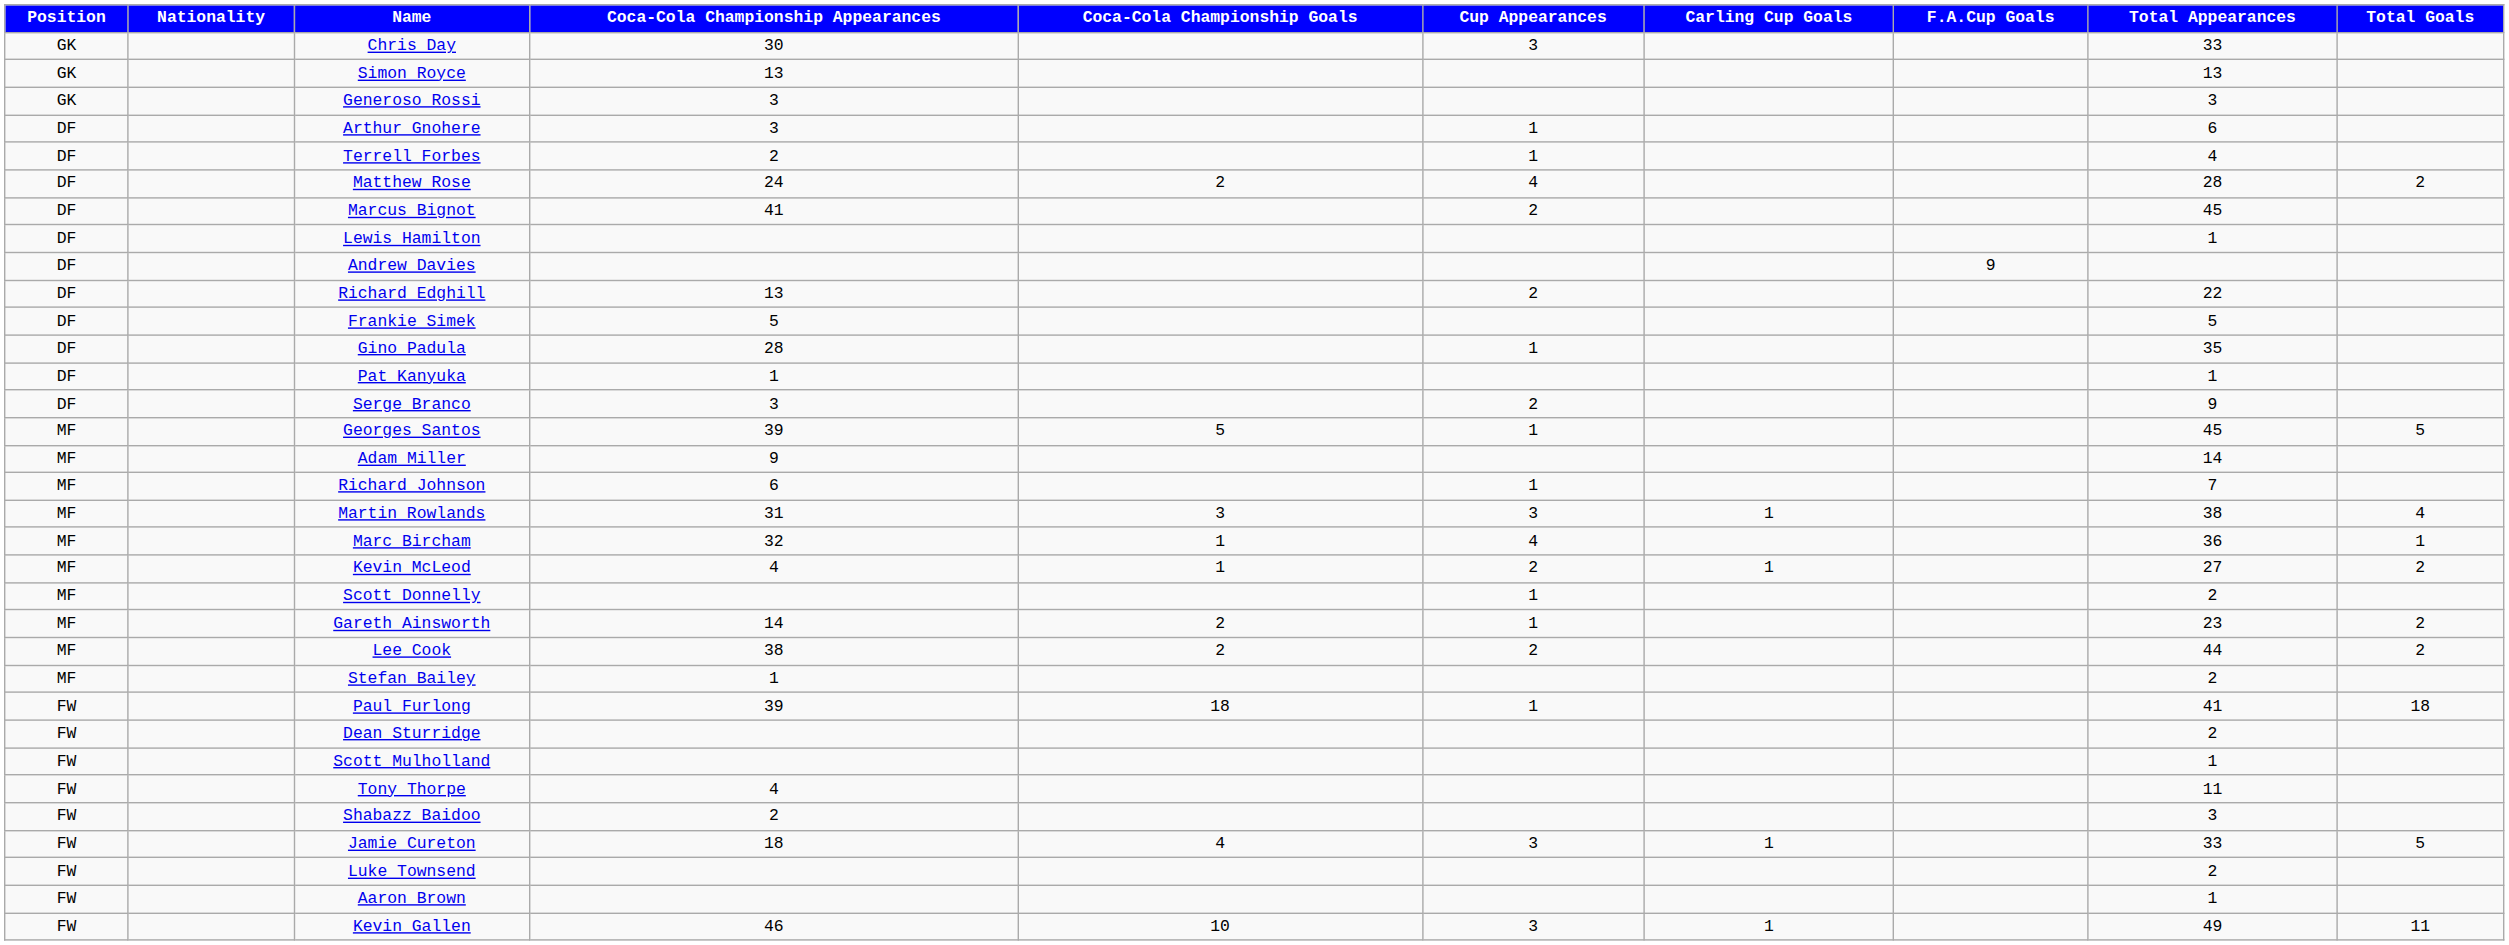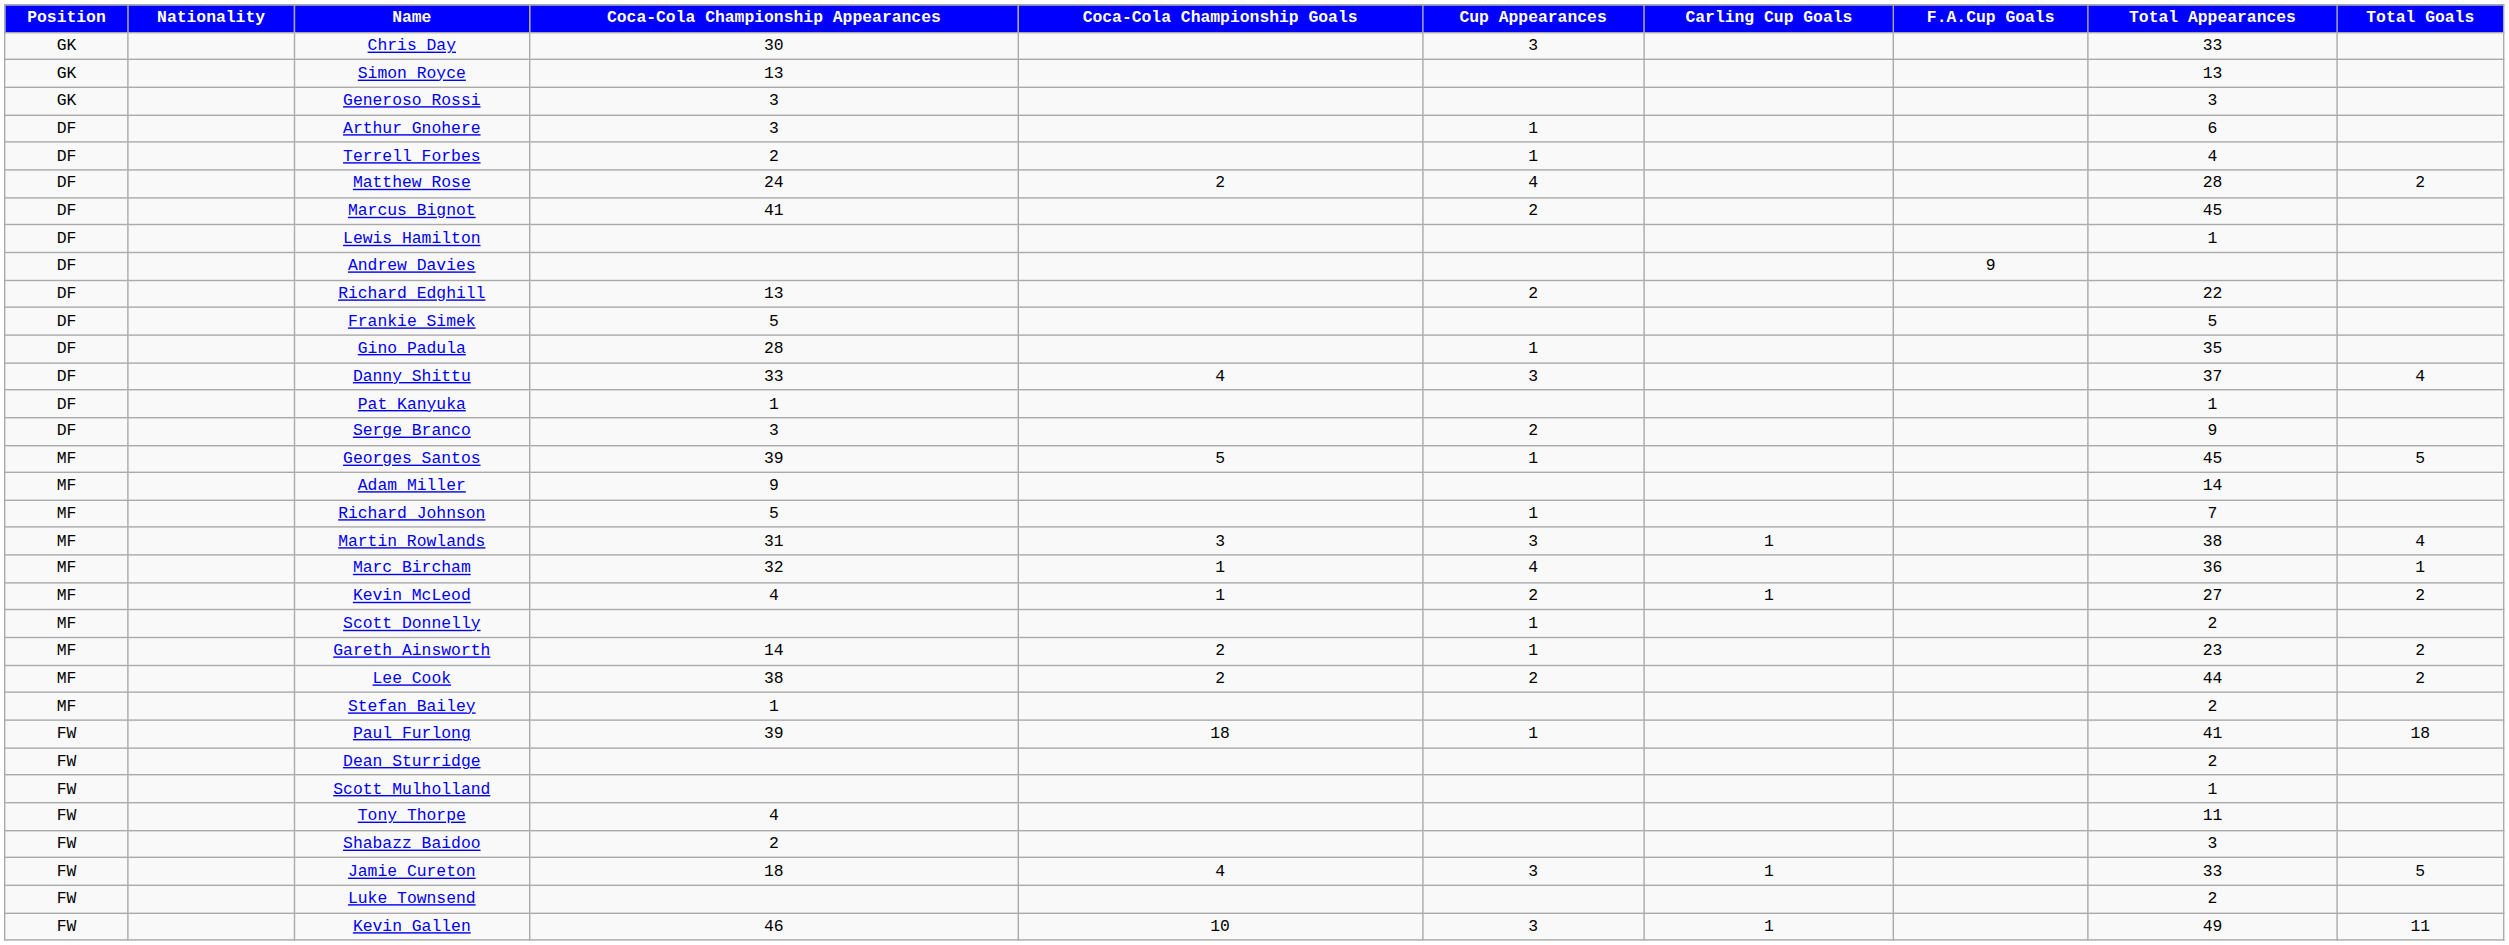+ row: (412, 376)
(774, 486) 6 -> (774, 513) 5
- row: (412, 899)
